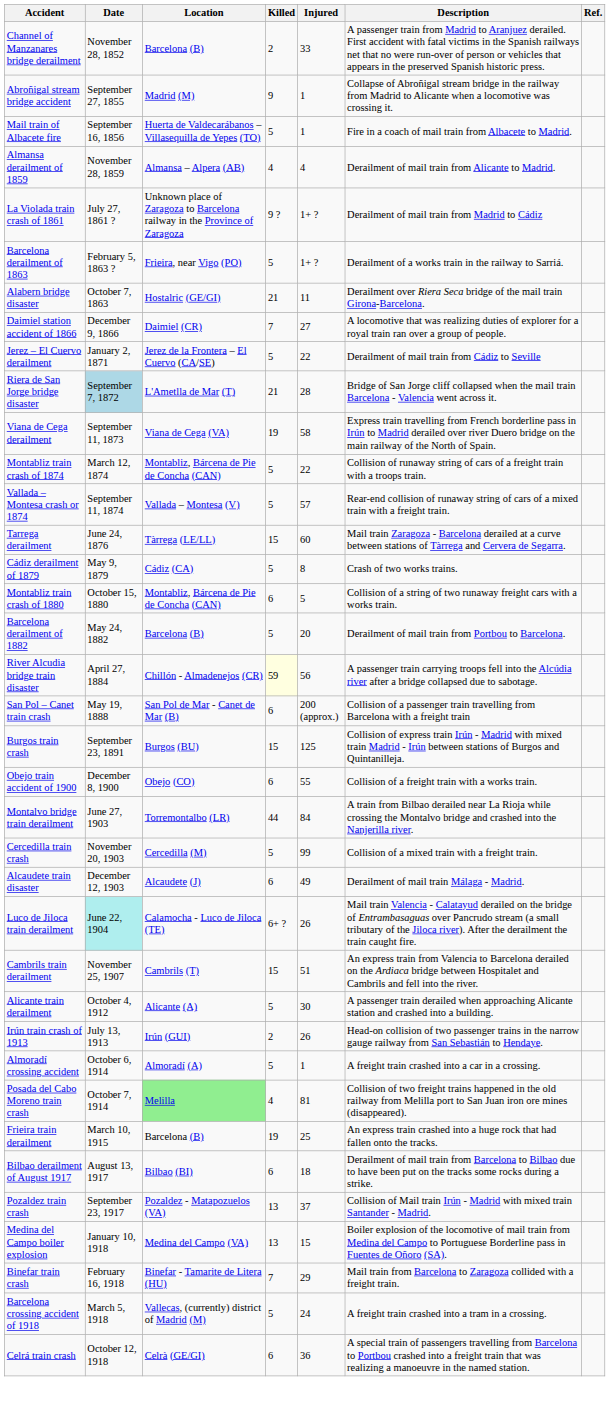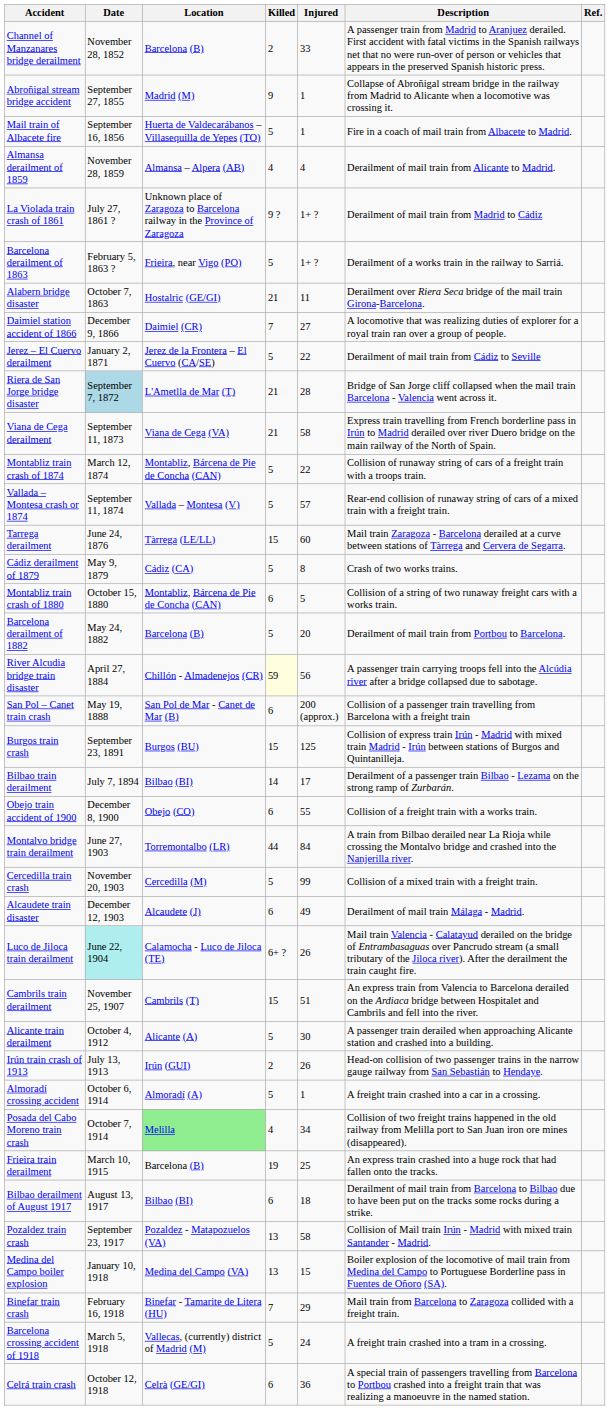(273, 433) 19 -> (273, 433) 21
+ row: (32, 782)
(305, 1101) 81 -> (305, 1130) 34
(305, 1207) 37 -> (305, 1236) 58
